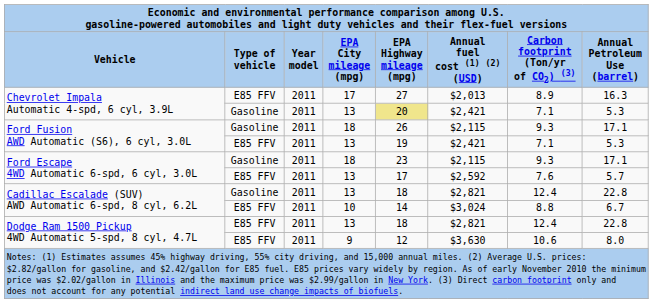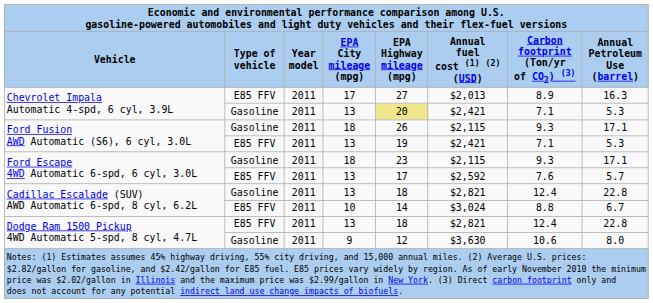(255, 240) E85 FFV -> (255, 240) Gasoline
